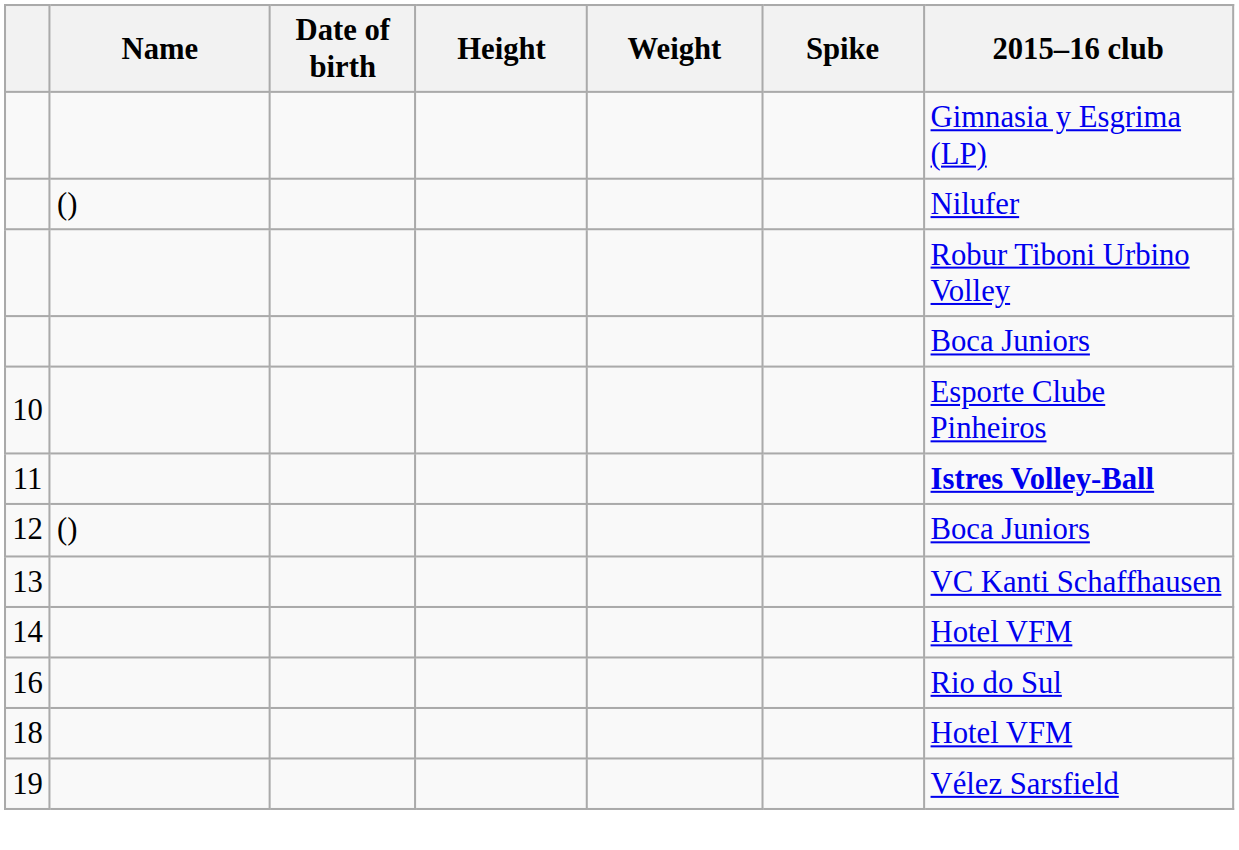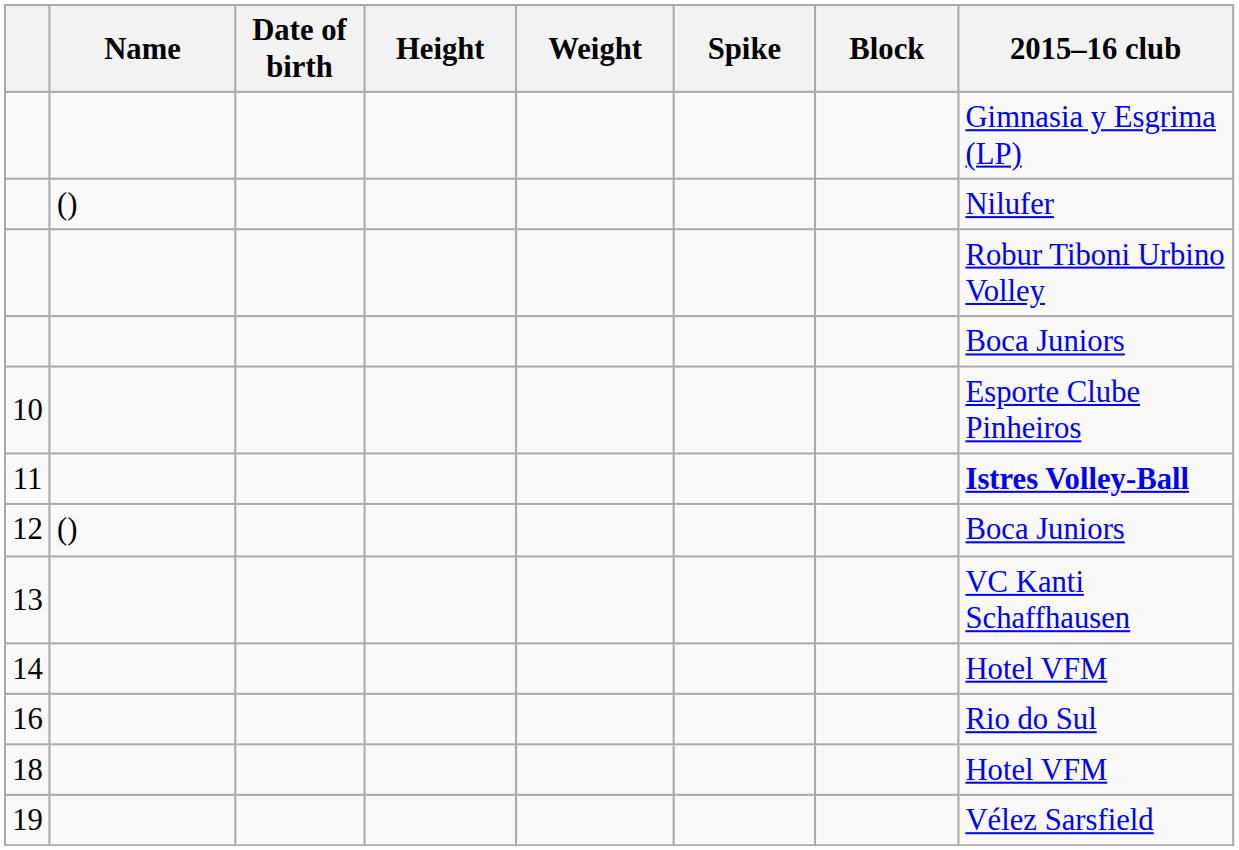+ column: (887, 48)
